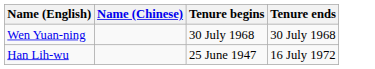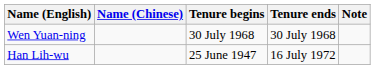+ column: (354, 14)
